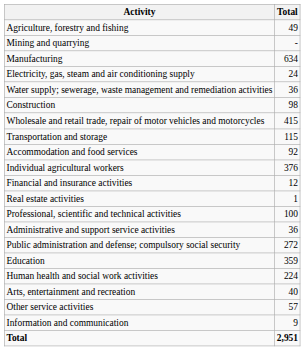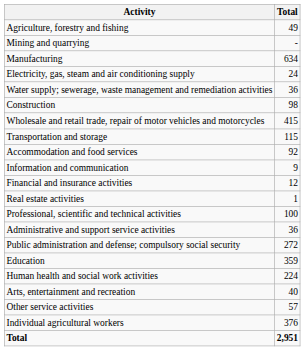rows swapped: (67, 323) <-> (65, 167)
